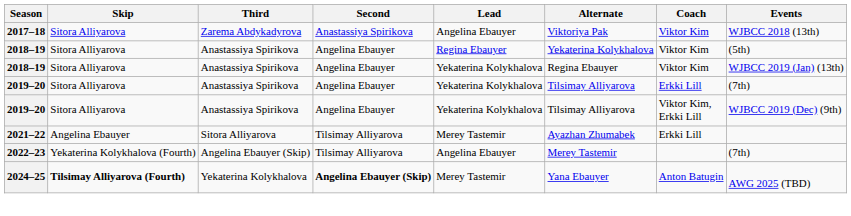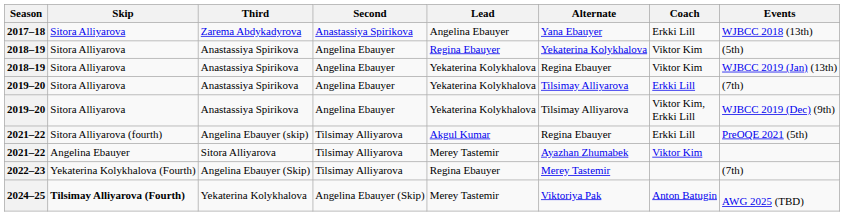(578, 31) Viktoriya Pak -> (572, 31) Yana Ebauyer
(684, 31) Viktor Kim -> (674, 31) Erkki Lill
+ row: (26, 135)
(680, 135) Erkki Lill -> (677, 153) Viktor Kim
(476, 153) Angelina Ebauyer -> (465, 171) Regina Ebauyer
(373, 177) bold -> (370, 195) normal
(578, 177) Yana Ebauyer -> (571, 195) Viktoriya Pak
